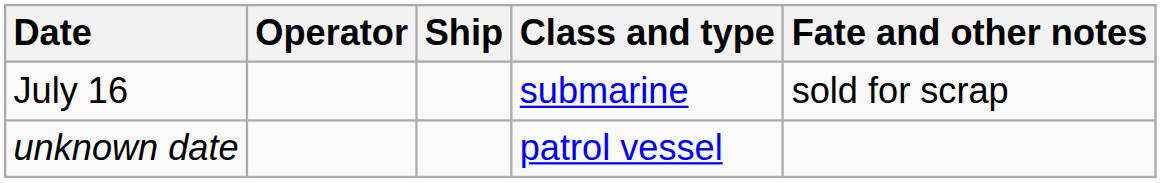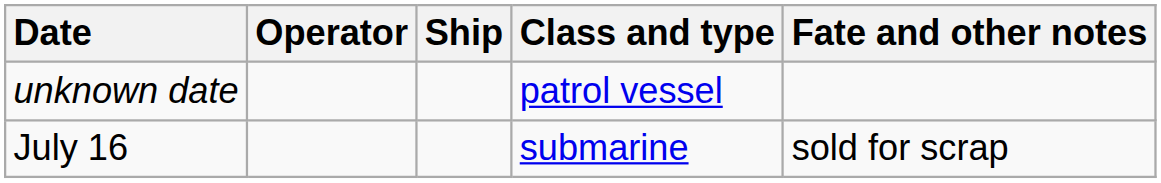rows swapped: (71, 90) <-> (126, 147)
